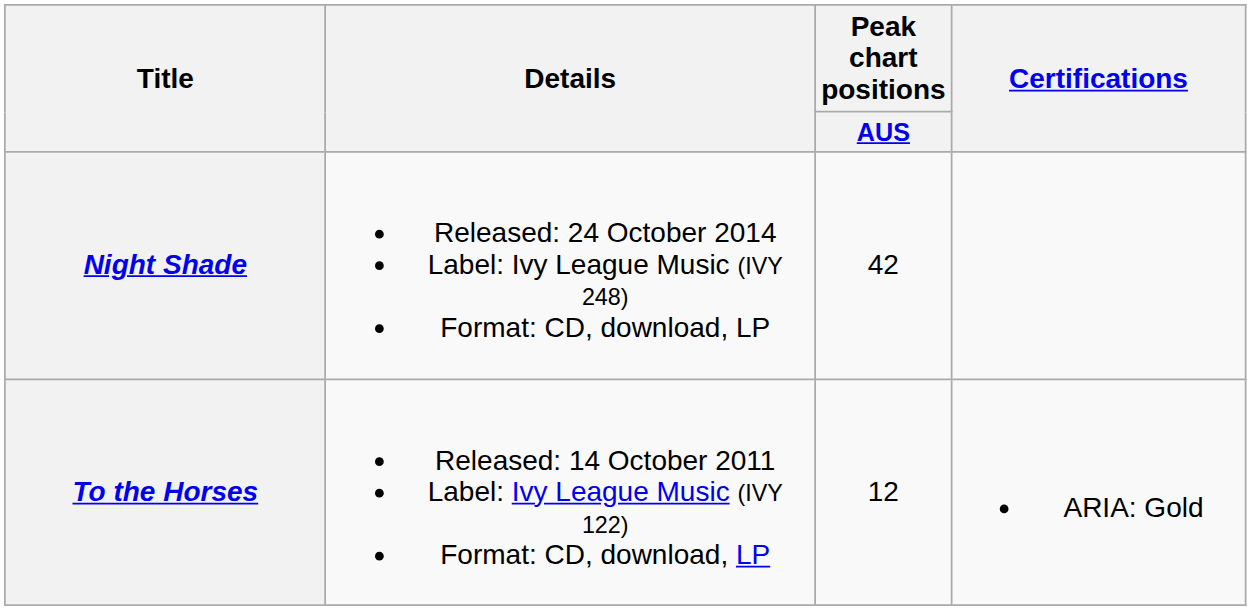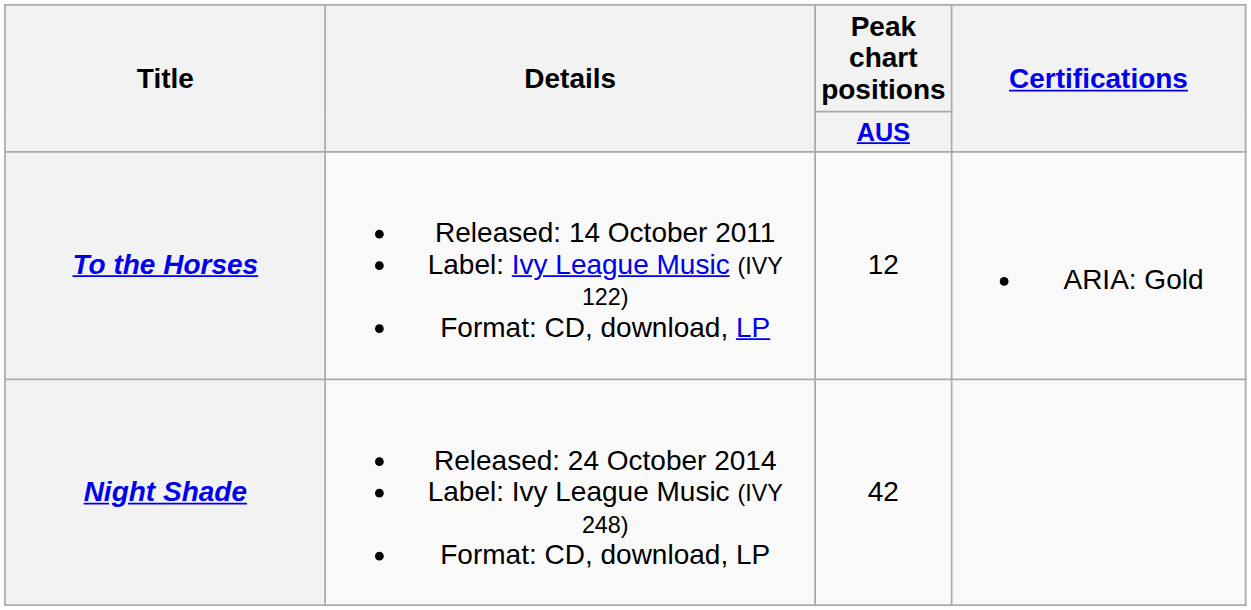rows swapped: (165, 491) <-> (165, 264)
